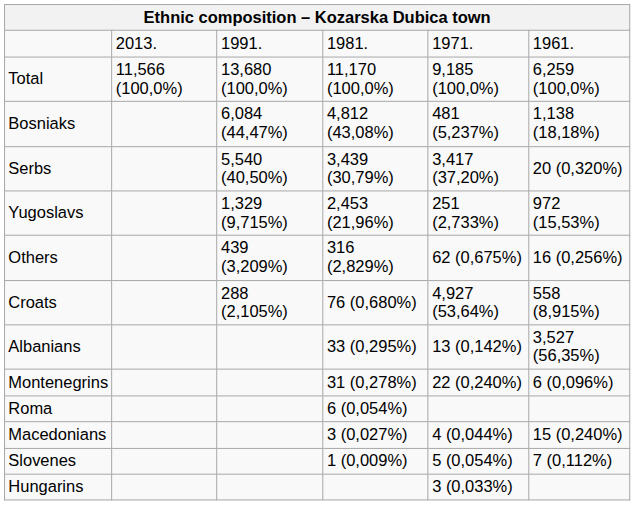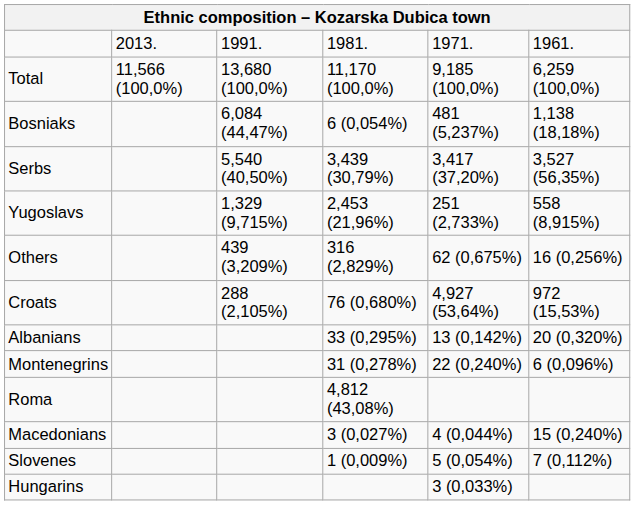(360, 123) 4,812 (43,08%) -> (367, 123) 6 (0,054%)
(578, 168) 20 (0,320%) -> (566, 168) 3,527 (56,35%)
(566, 213) 972 (15,53%) -> (566, 213) 558 (8,915%)
(566, 302) 558 (8,915%) -> (566, 302) 972 (15,53%)
(566, 347) 3,527 (56,35%) -> (578, 337) 20 (0,320%)
(367, 408) 6 (0,054%) -> (360, 399) 4,812 (43,08%)
